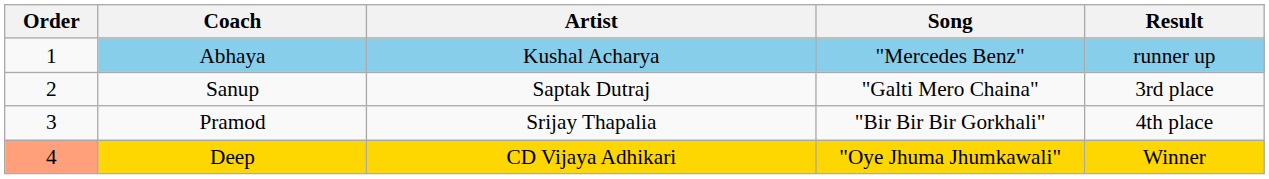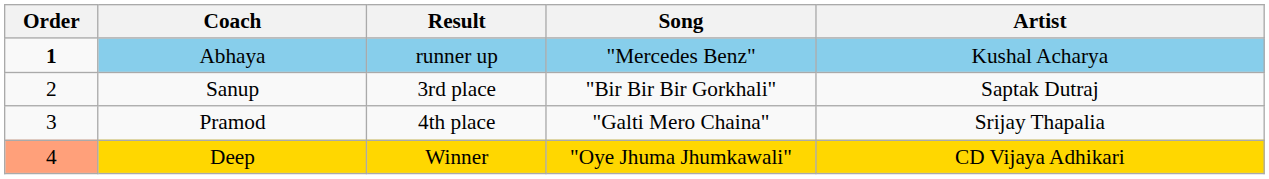columns swapped: (591, 21) <-> (1174, 21)
(51, 55) normal -> (51, 55) bold
(950, 88) "Galti Mero Chaina" -> (681, 88) "Bir Bir Bir Gorkhali"
(950, 122) "Bir Bir Bir Gorkhali" -> (681, 122) "Galti Mero Chaina"
